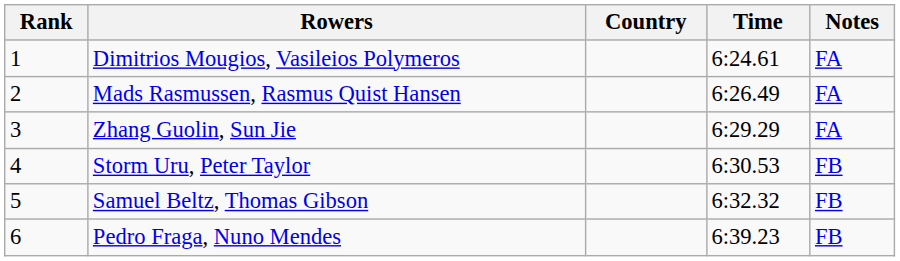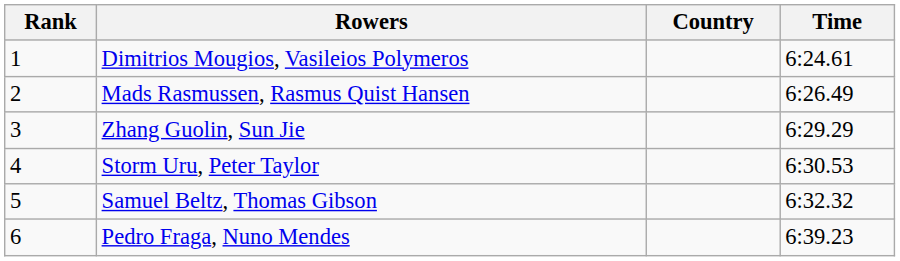- column: (852, 22)
